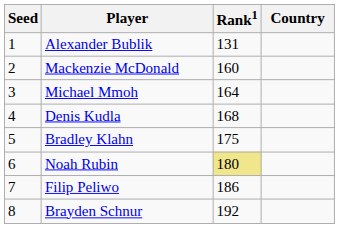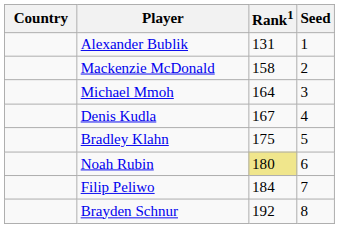columns swapped: (298, 18) <-> (23, 18)
(228, 68) 160 -> (263, 68) 158
(228, 115) 168 -> (263, 115) 167
(228, 187) 186 -> (263, 187) 184
